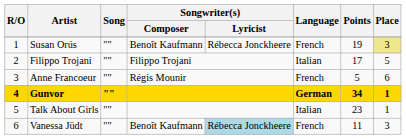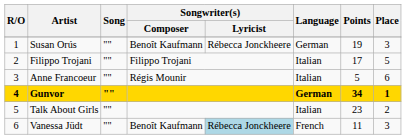(310, 45) French -> (312, 45) German
(387, 45) khaki background -> (387, 45) no background
(310, 77) French -> (309, 77) Italian
(387, 110) 1 -> (387, 110) 2
